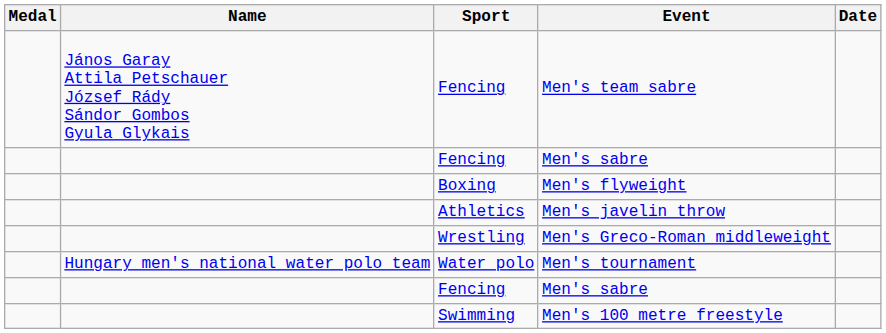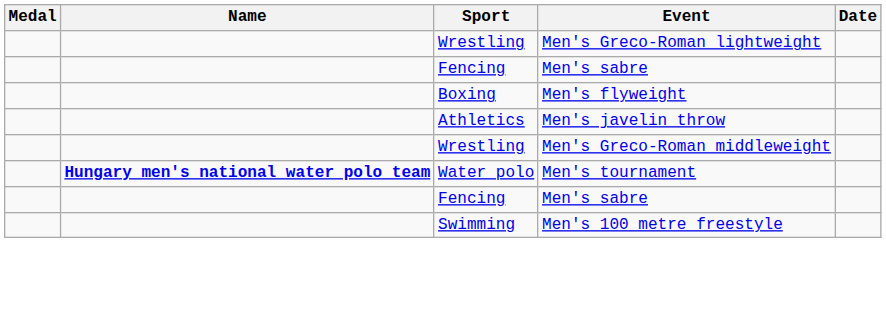+ row: (481, 44)
- row: (472, 89)
(247, 264) normal -> (247, 173) bold
